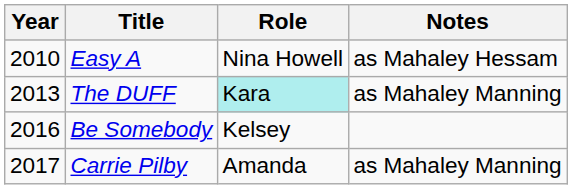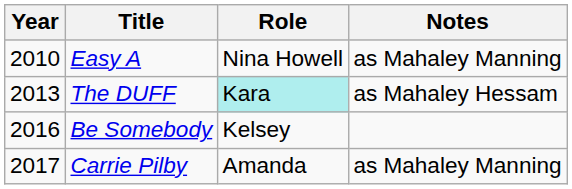(456, 58) as Mahaley Hessam -> (457, 58) as Mahaley Manning
(457, 93) as Mahaley Manning -> (456, 93) as Mahaley Hessam
